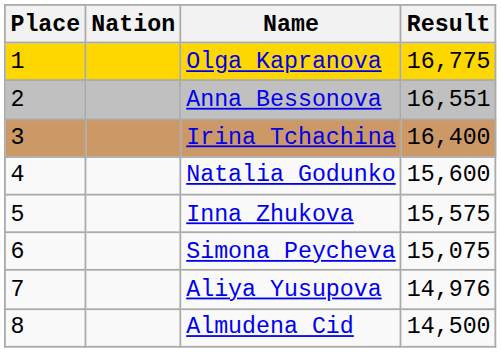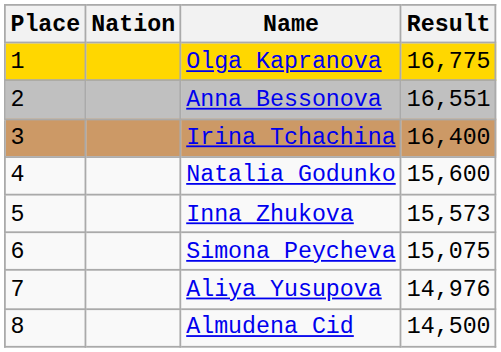(449, 213) 15,575 -> (449, 213) 15,573
